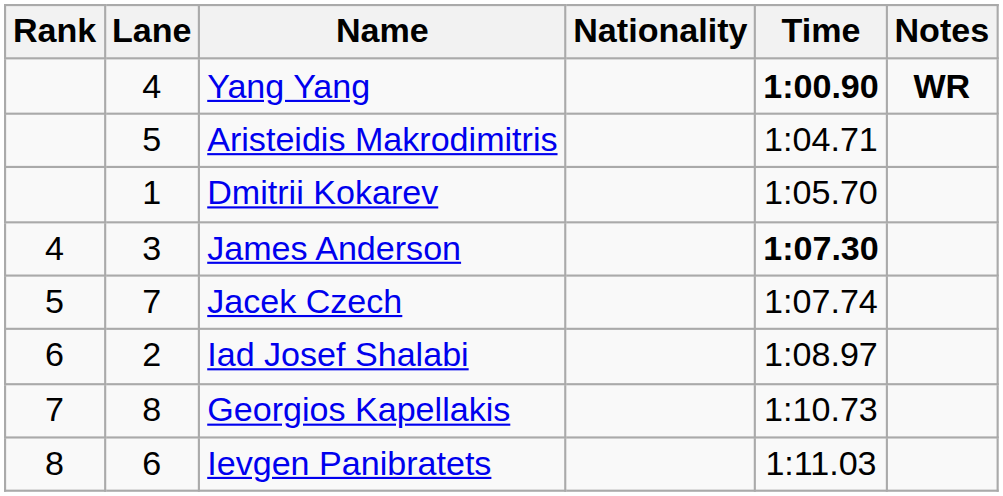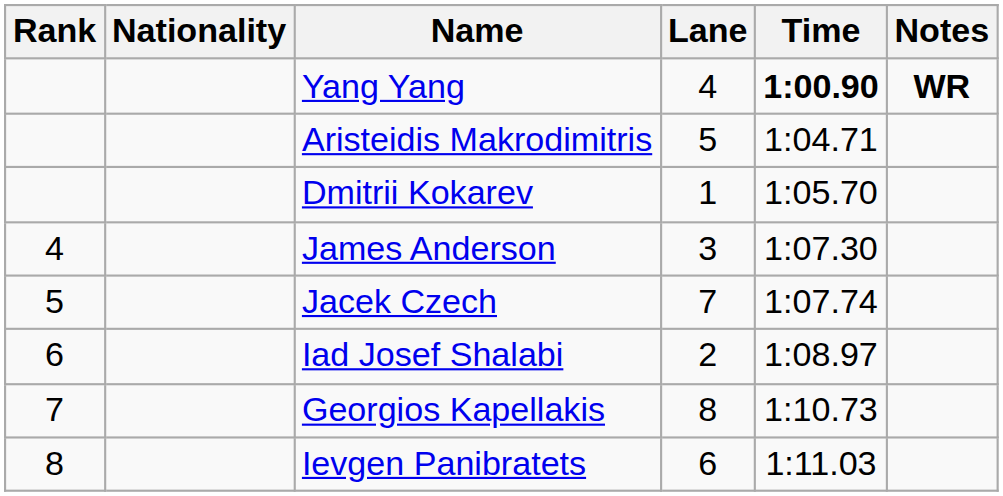columns swapped: (152, 31) <-> (660, 31)
(821, 247) bold -> (821, 247) normal
